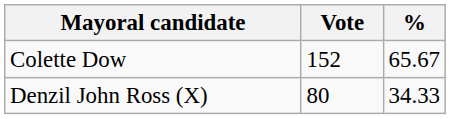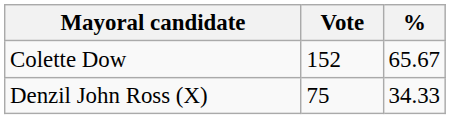(318, 95) 80 -> (318, 95) 75
